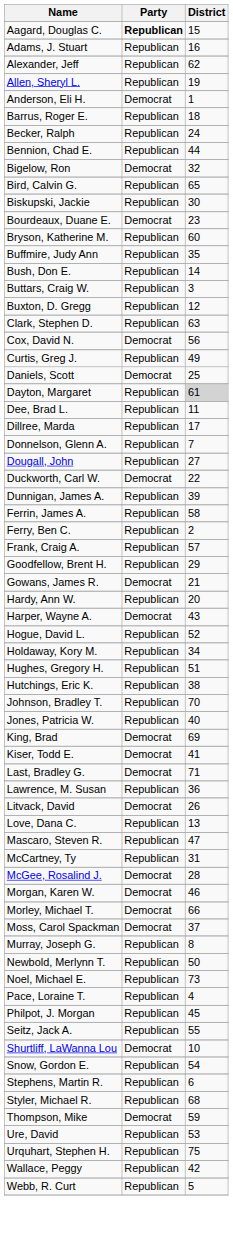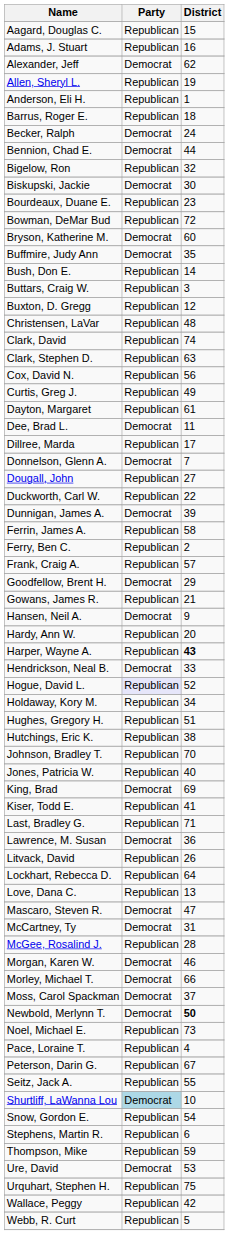(154, 30) bold -> (152, 30) normal
(152, 64) Republican -> (148, 64) Democrat
(148, 99) Democrat -> (152, 99) Republican
(152, 133) Republican -> (148, 133) Democrat
(152, 151) Republican -> (148, 151) Democrat
(148, 168) Democrat -> (152, 168) Republican
- row: (42, 185)
(152, 202) Republican -> (148, 185) Democrat
(148, 220) Democrat -> (152, 202) Republican
+ row: (59, 220)
(152, 237) Republican -> (148, 237) Democrat
(152, 254) Republican -> (148, 254) Democrat
+ row: (53, 323)
+ row: (36, 340)
(148, 340) Democrat -> (152, 375) Republican
- row: (40, 375)
(194, 392) lightgrey background -> (190, 409) no background
(152, 409) Republican -> (148, 427) Democrat
(152, 444) Republican -> (148, 461) Democrat
(148, 479) Democrat -> (152, 496) Republican
(152, 496) Republican -> (148, 513) Democrat
(152, 565) Republican -> (148, 582) Democrat
(148, 582) Democrat -> (152, 599) Republican
+ row: (44, 617)
(148, 617) Democrat -> (152, 651) Republican
(194, 617) normal -> (190, 651) bold
+ row: (58, 668)
(152, 634) no background -> (152, 686) lavender background
(148, 755) Democrat -> (152, 806) Republican
(148, 772) Democrat -> (152, 824) Republican
(152, 789) Republican -> (148, 841) Democrat
(148, 806) Democrat -> (152, 858) Republican
+ row: (59, 875)
(152, 841) Republican -> (148, 910) Democrat
(152, 858) Republican -> (148, 927) Democrat
(148, 875) Democrat -> (152, 944) Republican
- row: (51, 944)
(152, 962) Republican -> (148, 1013) Democrat
(194, 962) normal -> (190, 1013) bold
+ row: (52, 1065)
- row: (51, 1013)
(148, 1048) no background -> (148, 1100) lightblue background
- row: (49, 1100)
(148, 1117) Democrat -> (152, 1151) Republican
(152, 1134) Republican -> (148, 1169) Democrat
